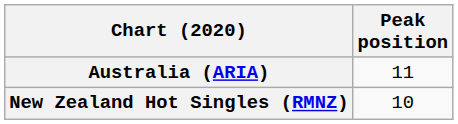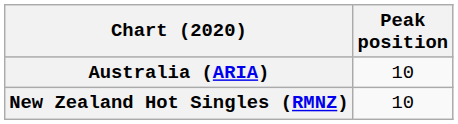(403, 73) 11 -> (403, 73) 10
